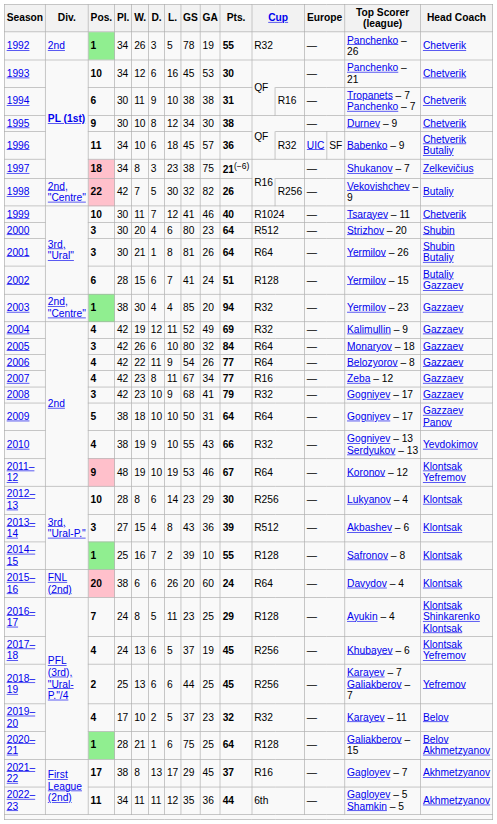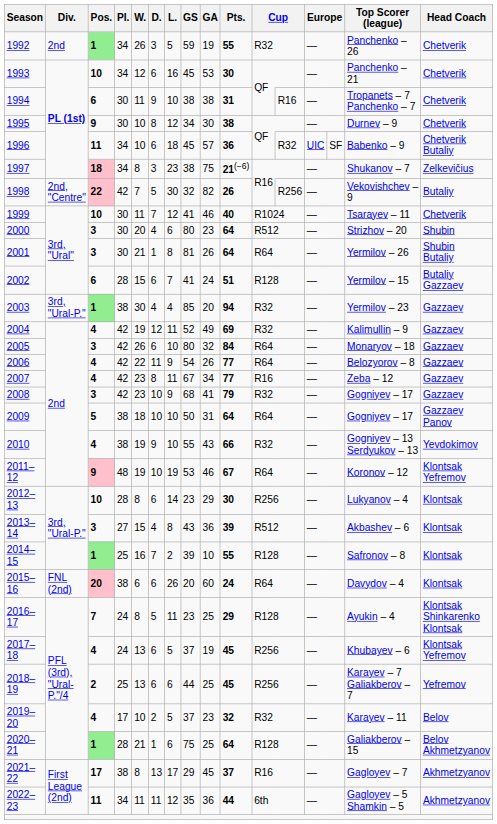(189, 46) 78 -> (189, 46) 59
(67, 308) 2nd, "Centre" -> (67, 308) 3rd, "Ural-P."
